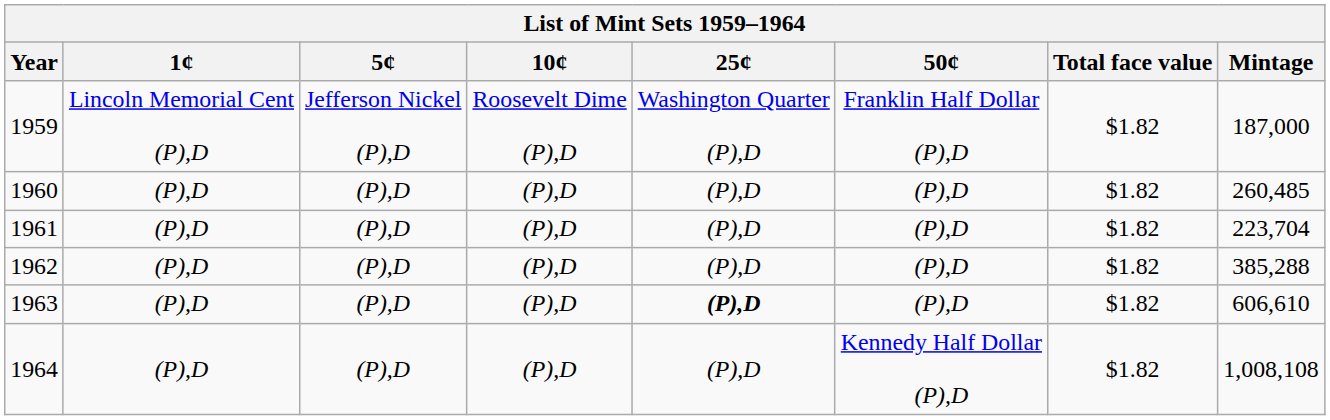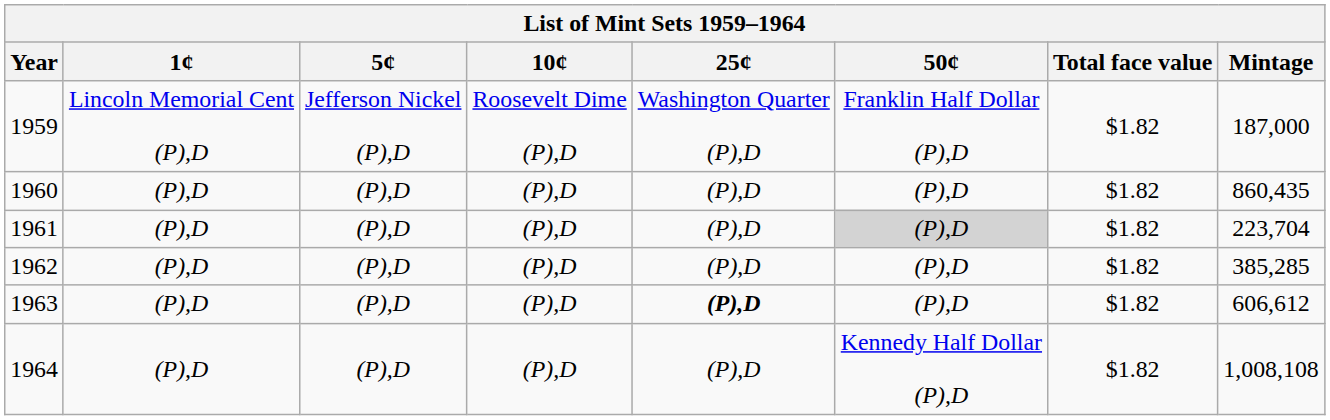(1271, 190) 260,485 -> (1271, 190) 860,435
(941, 228) no background -> (941, 228) lightgrey background
(1271, 266) 385,288 -> (1271, 266) 385,285
(1271, 303) 606,610 -> (1271, 303) 606,612
